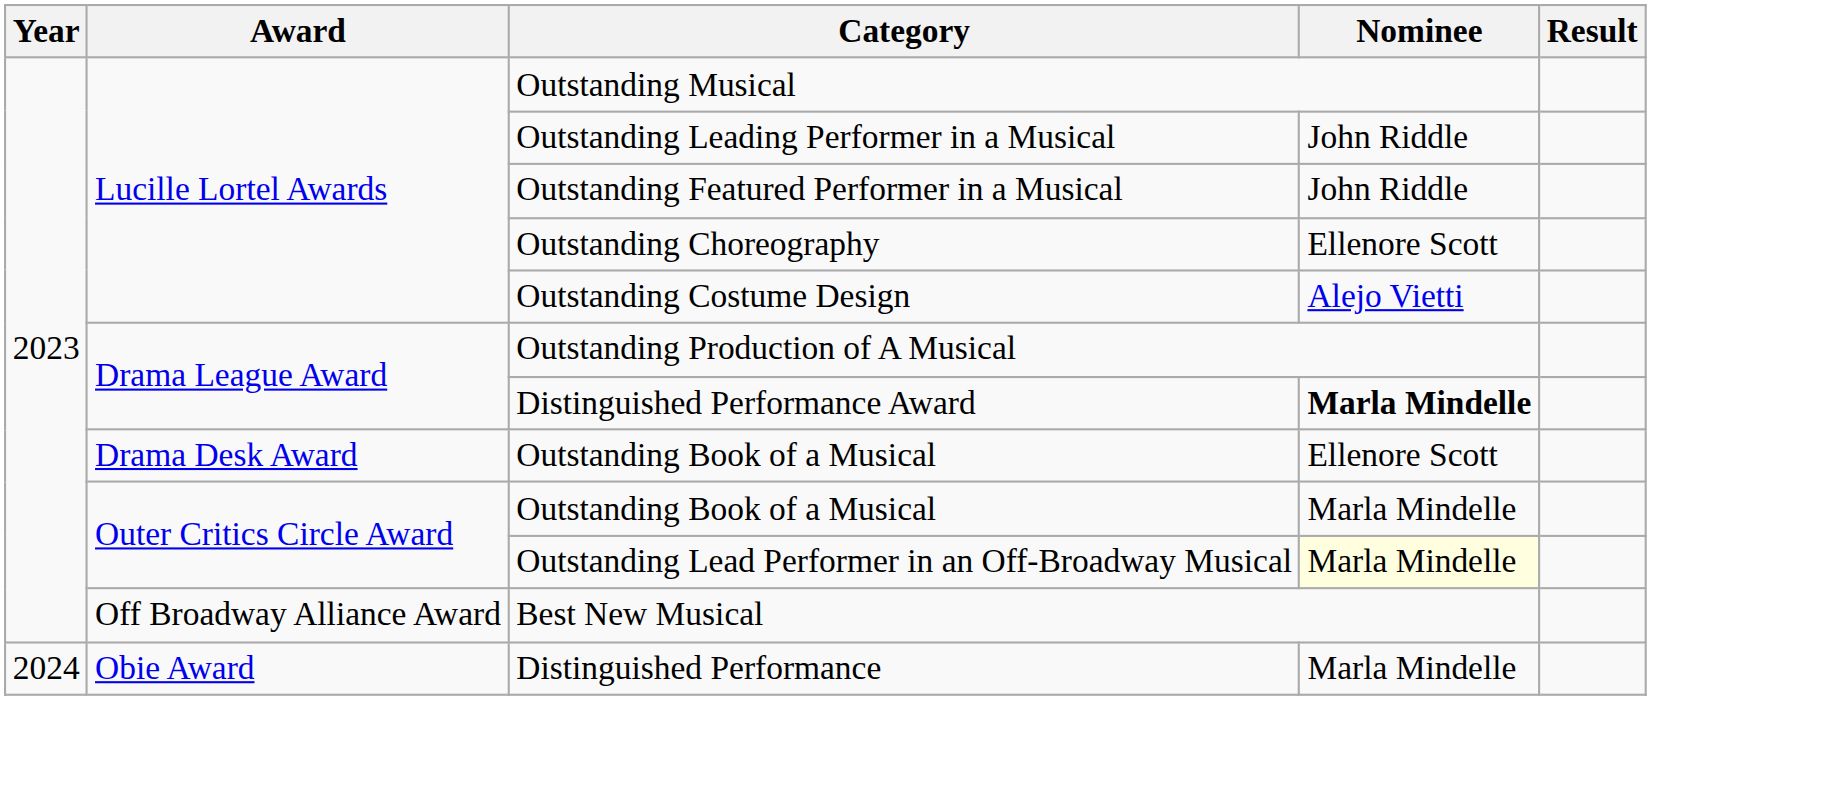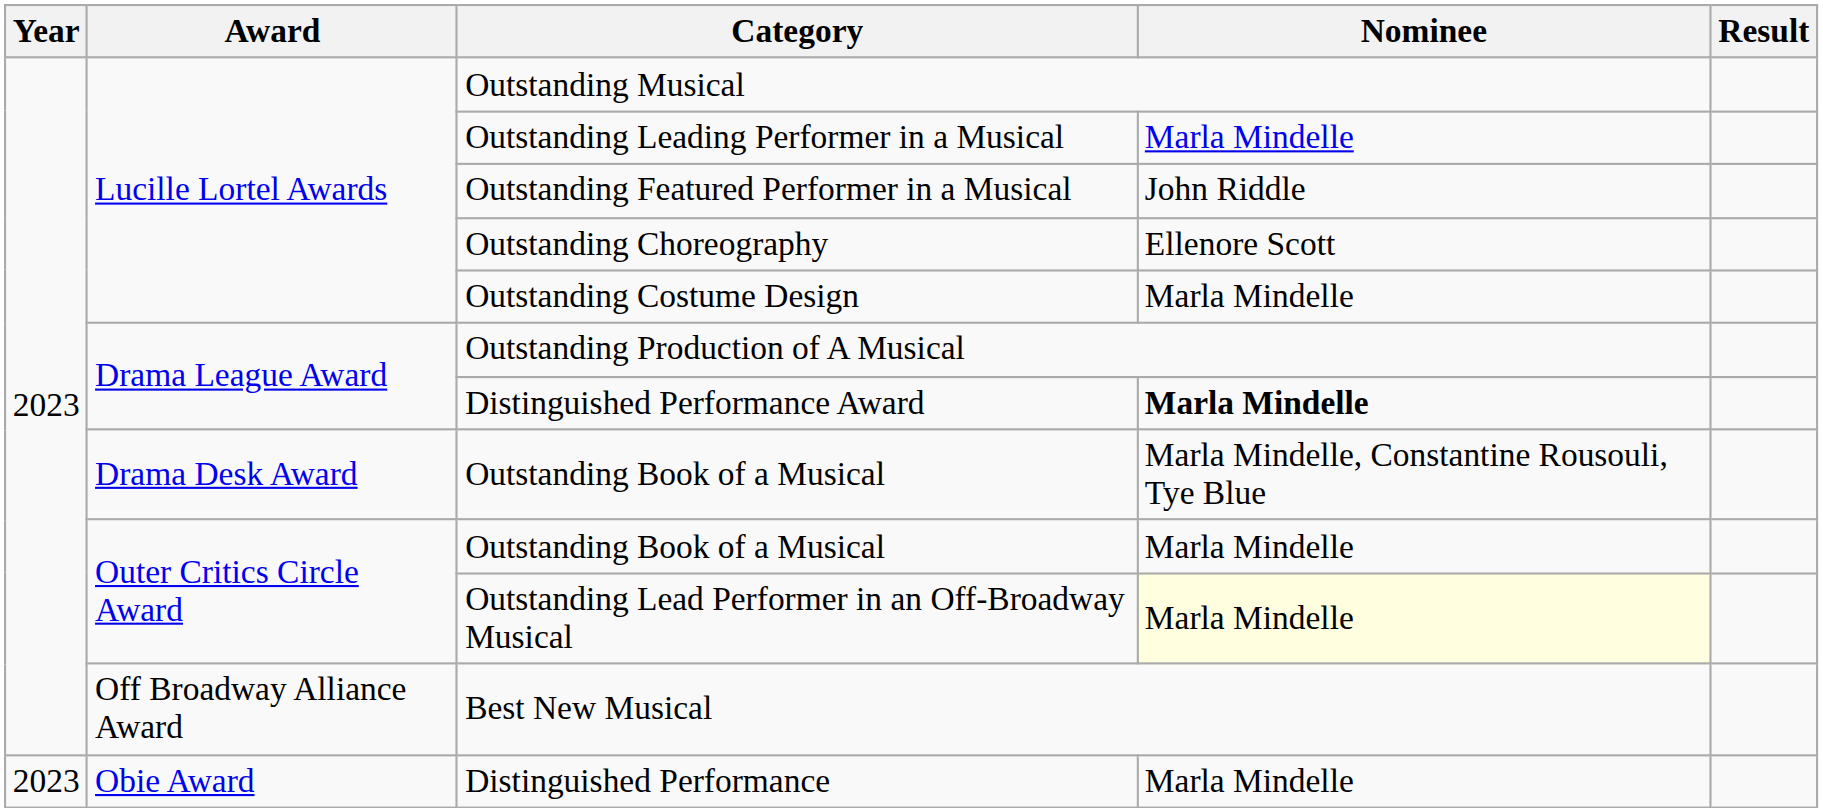(1388, 137) John Riddle -> (1249, 137) Marla Mindelle
(1386, 296) Alejo Vietti -> (1249, 296) Marla Mindelle
(1403, 455) Ellenore Scott -> (1406, 474) Marla Mindelle, Constantine Rousouli, Tye Blue
(46, 667) 2024 -> (46, 780) 2023
